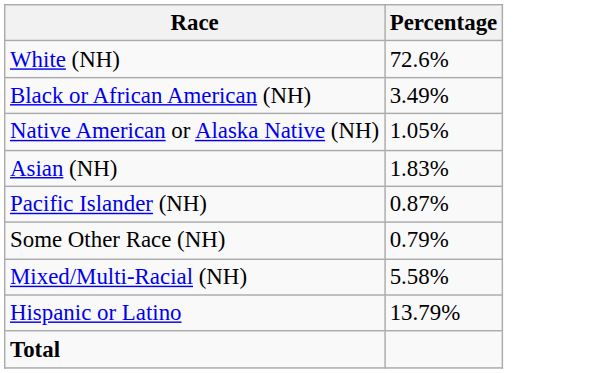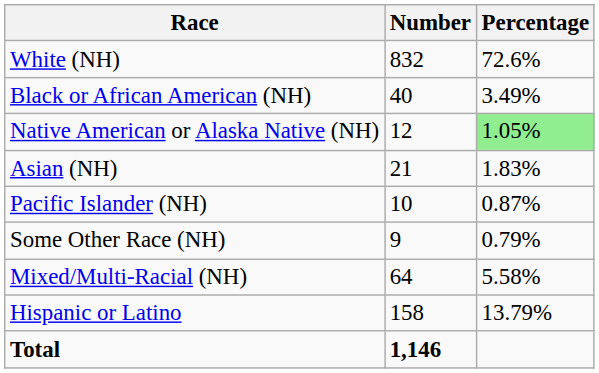+ column: (430, 22)
(419, 131) no background -> (511, 131) lightgreen background
